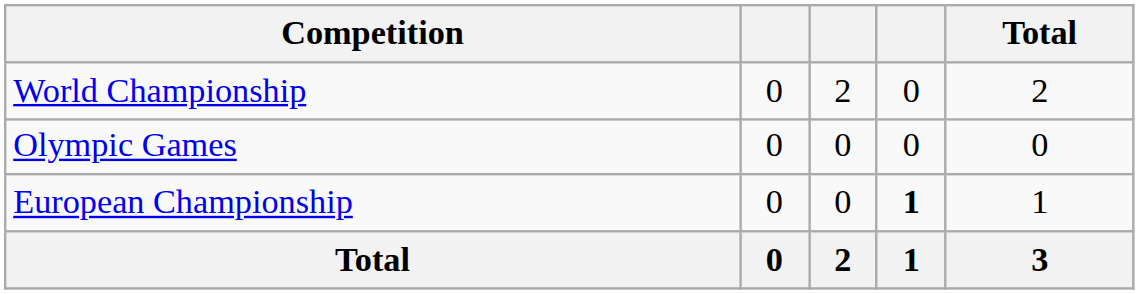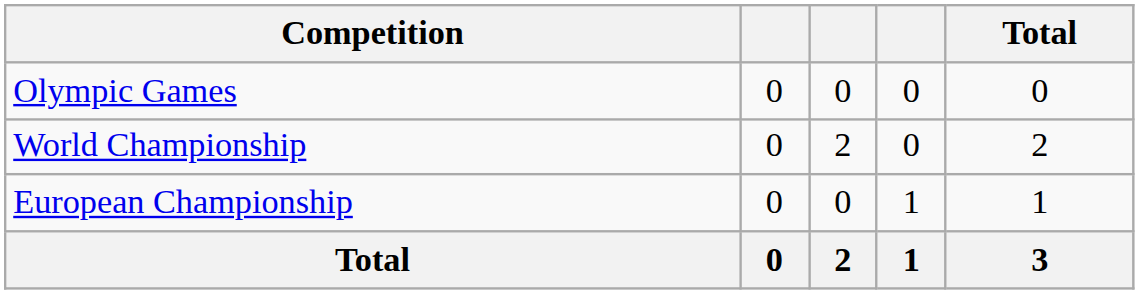rows swapped: (125, 146) <-> (160, 89)
(911, 202) bold -> (911, 202) normal
